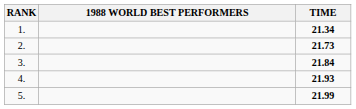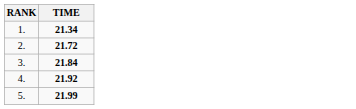- column: (167, 13)
(323, 46) 21.73 -> (66, 46) 21.72
(323, 79) 21.93 -> (66, 79) 21.92
